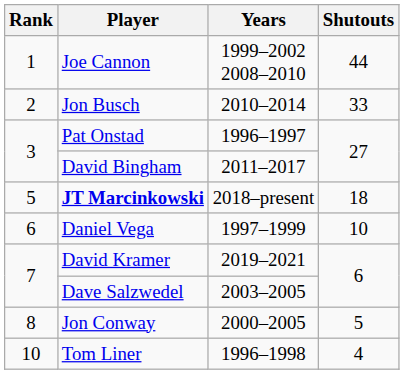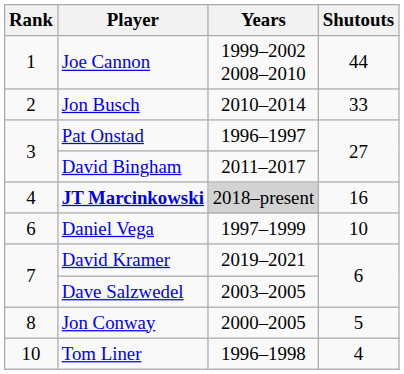(31, 197) 5 -> (31, 197) 4
(263, 197) no background -> (263, 197) lightgrey background
(358, 197) 18 -> (358, 197) 16
